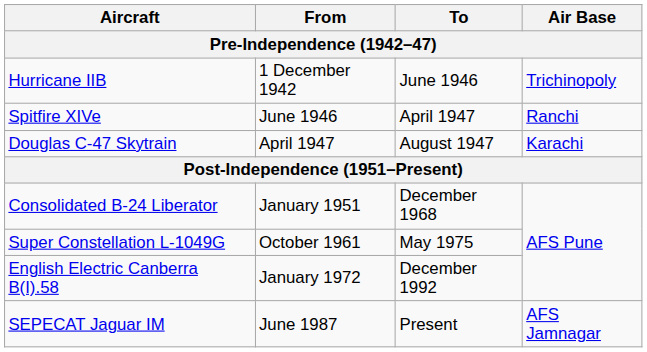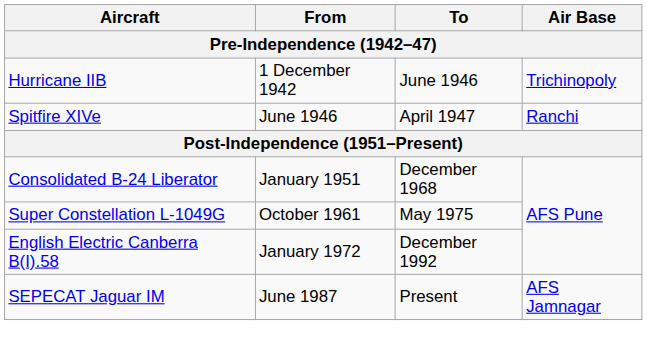- row: (92, 143)
